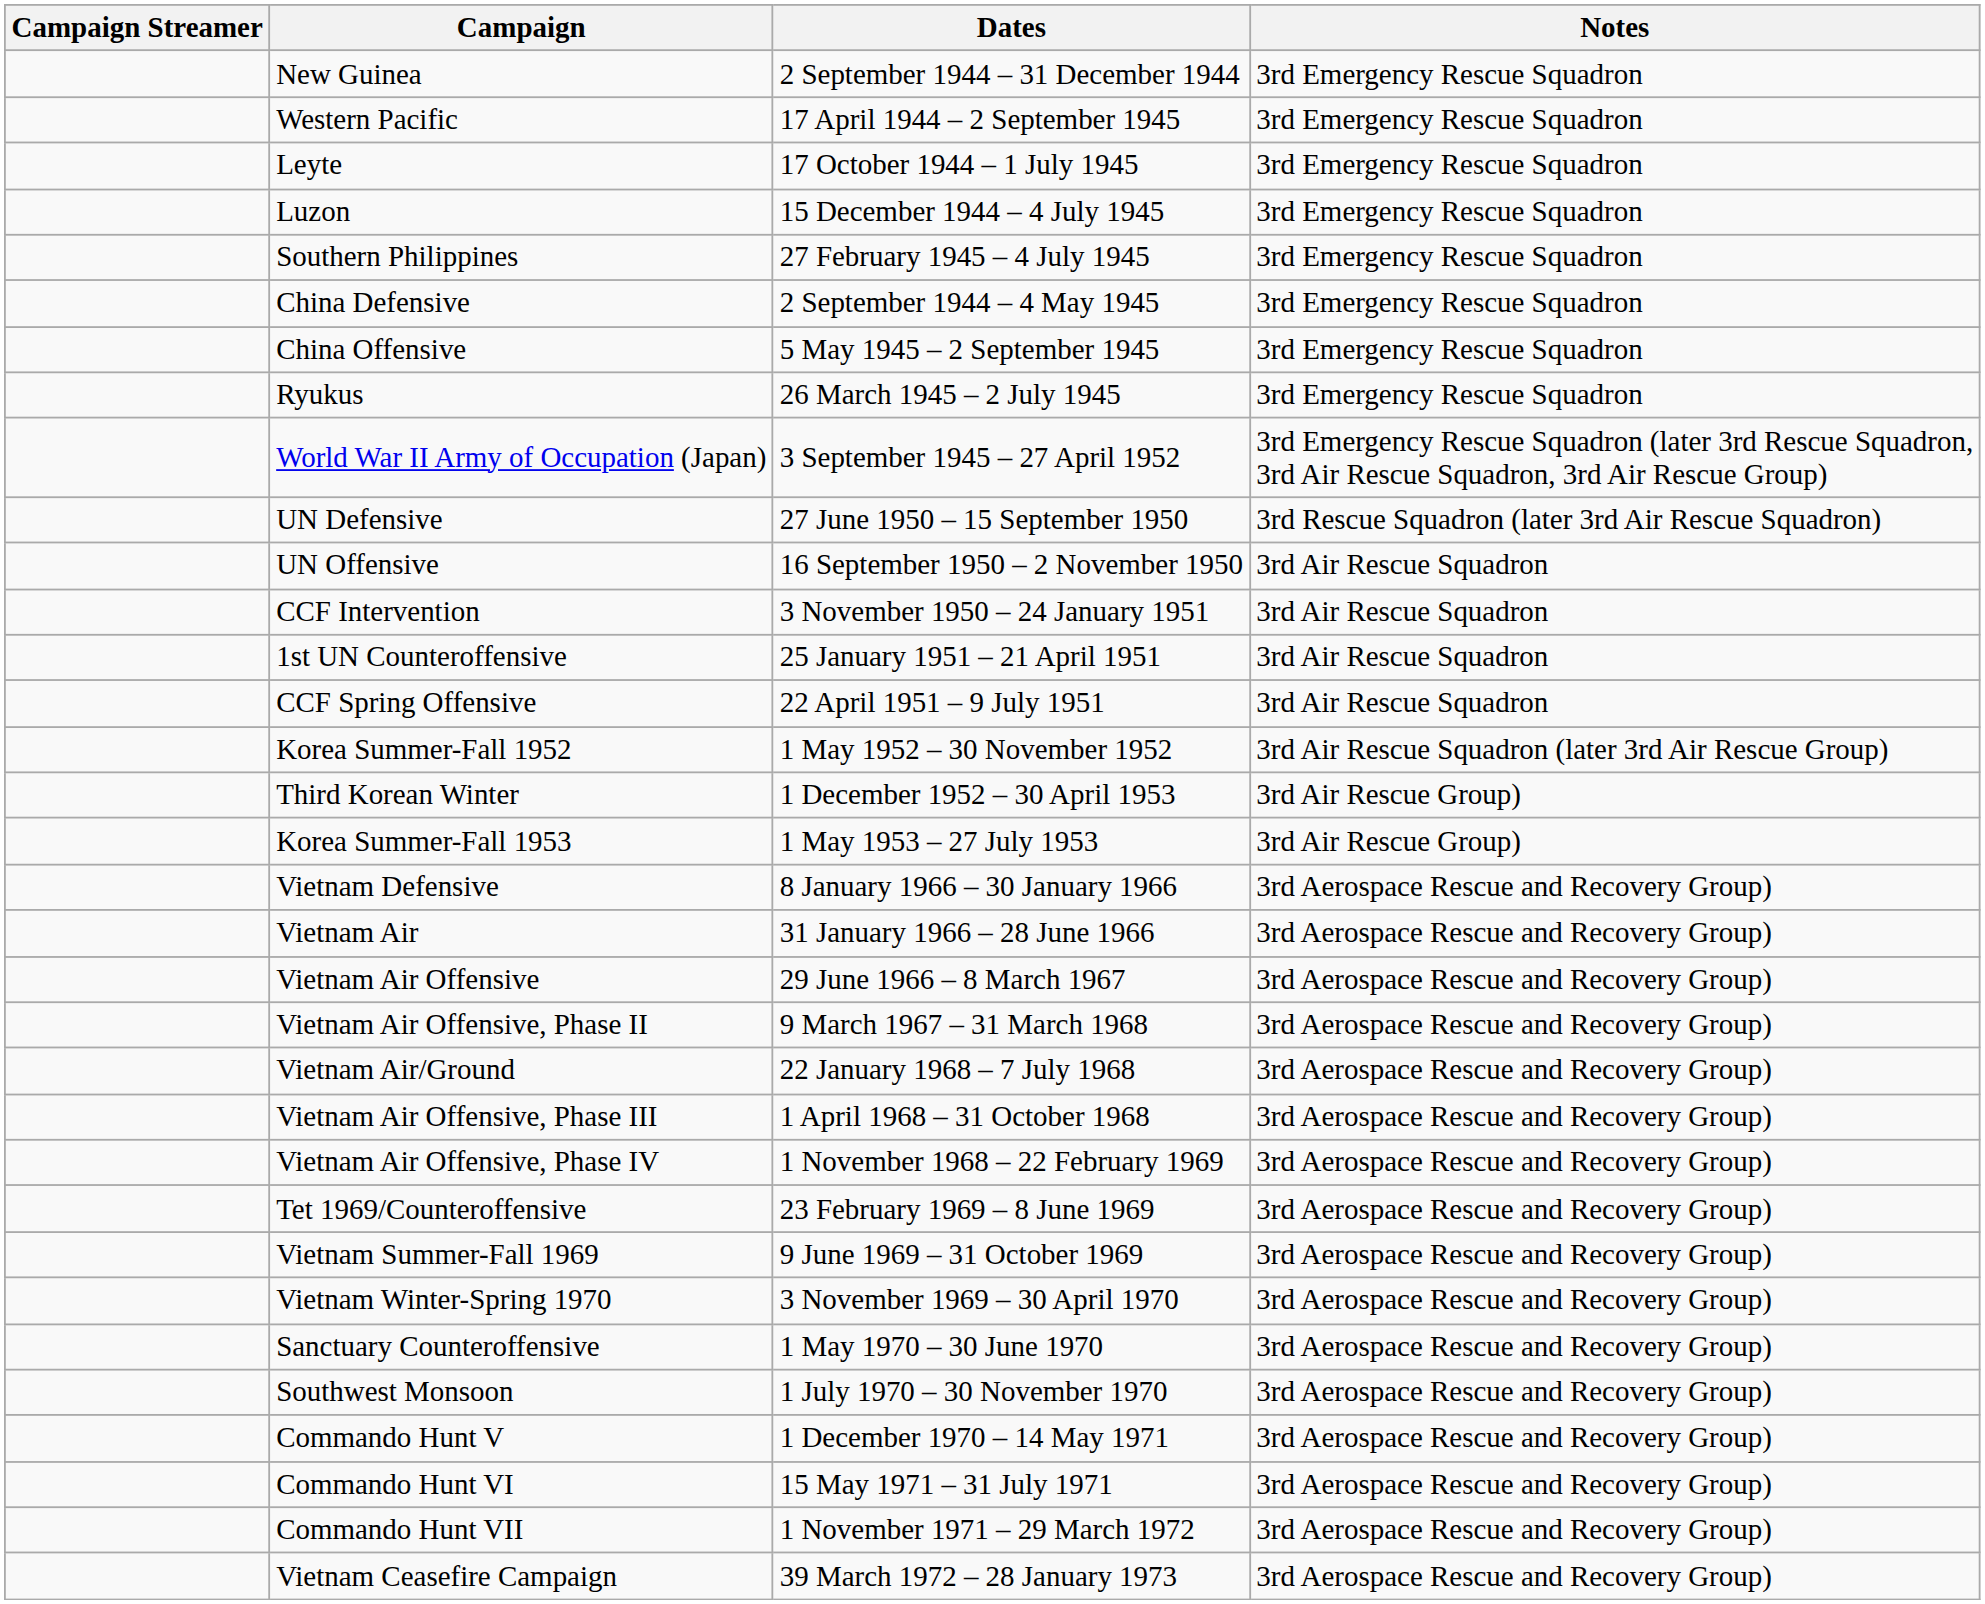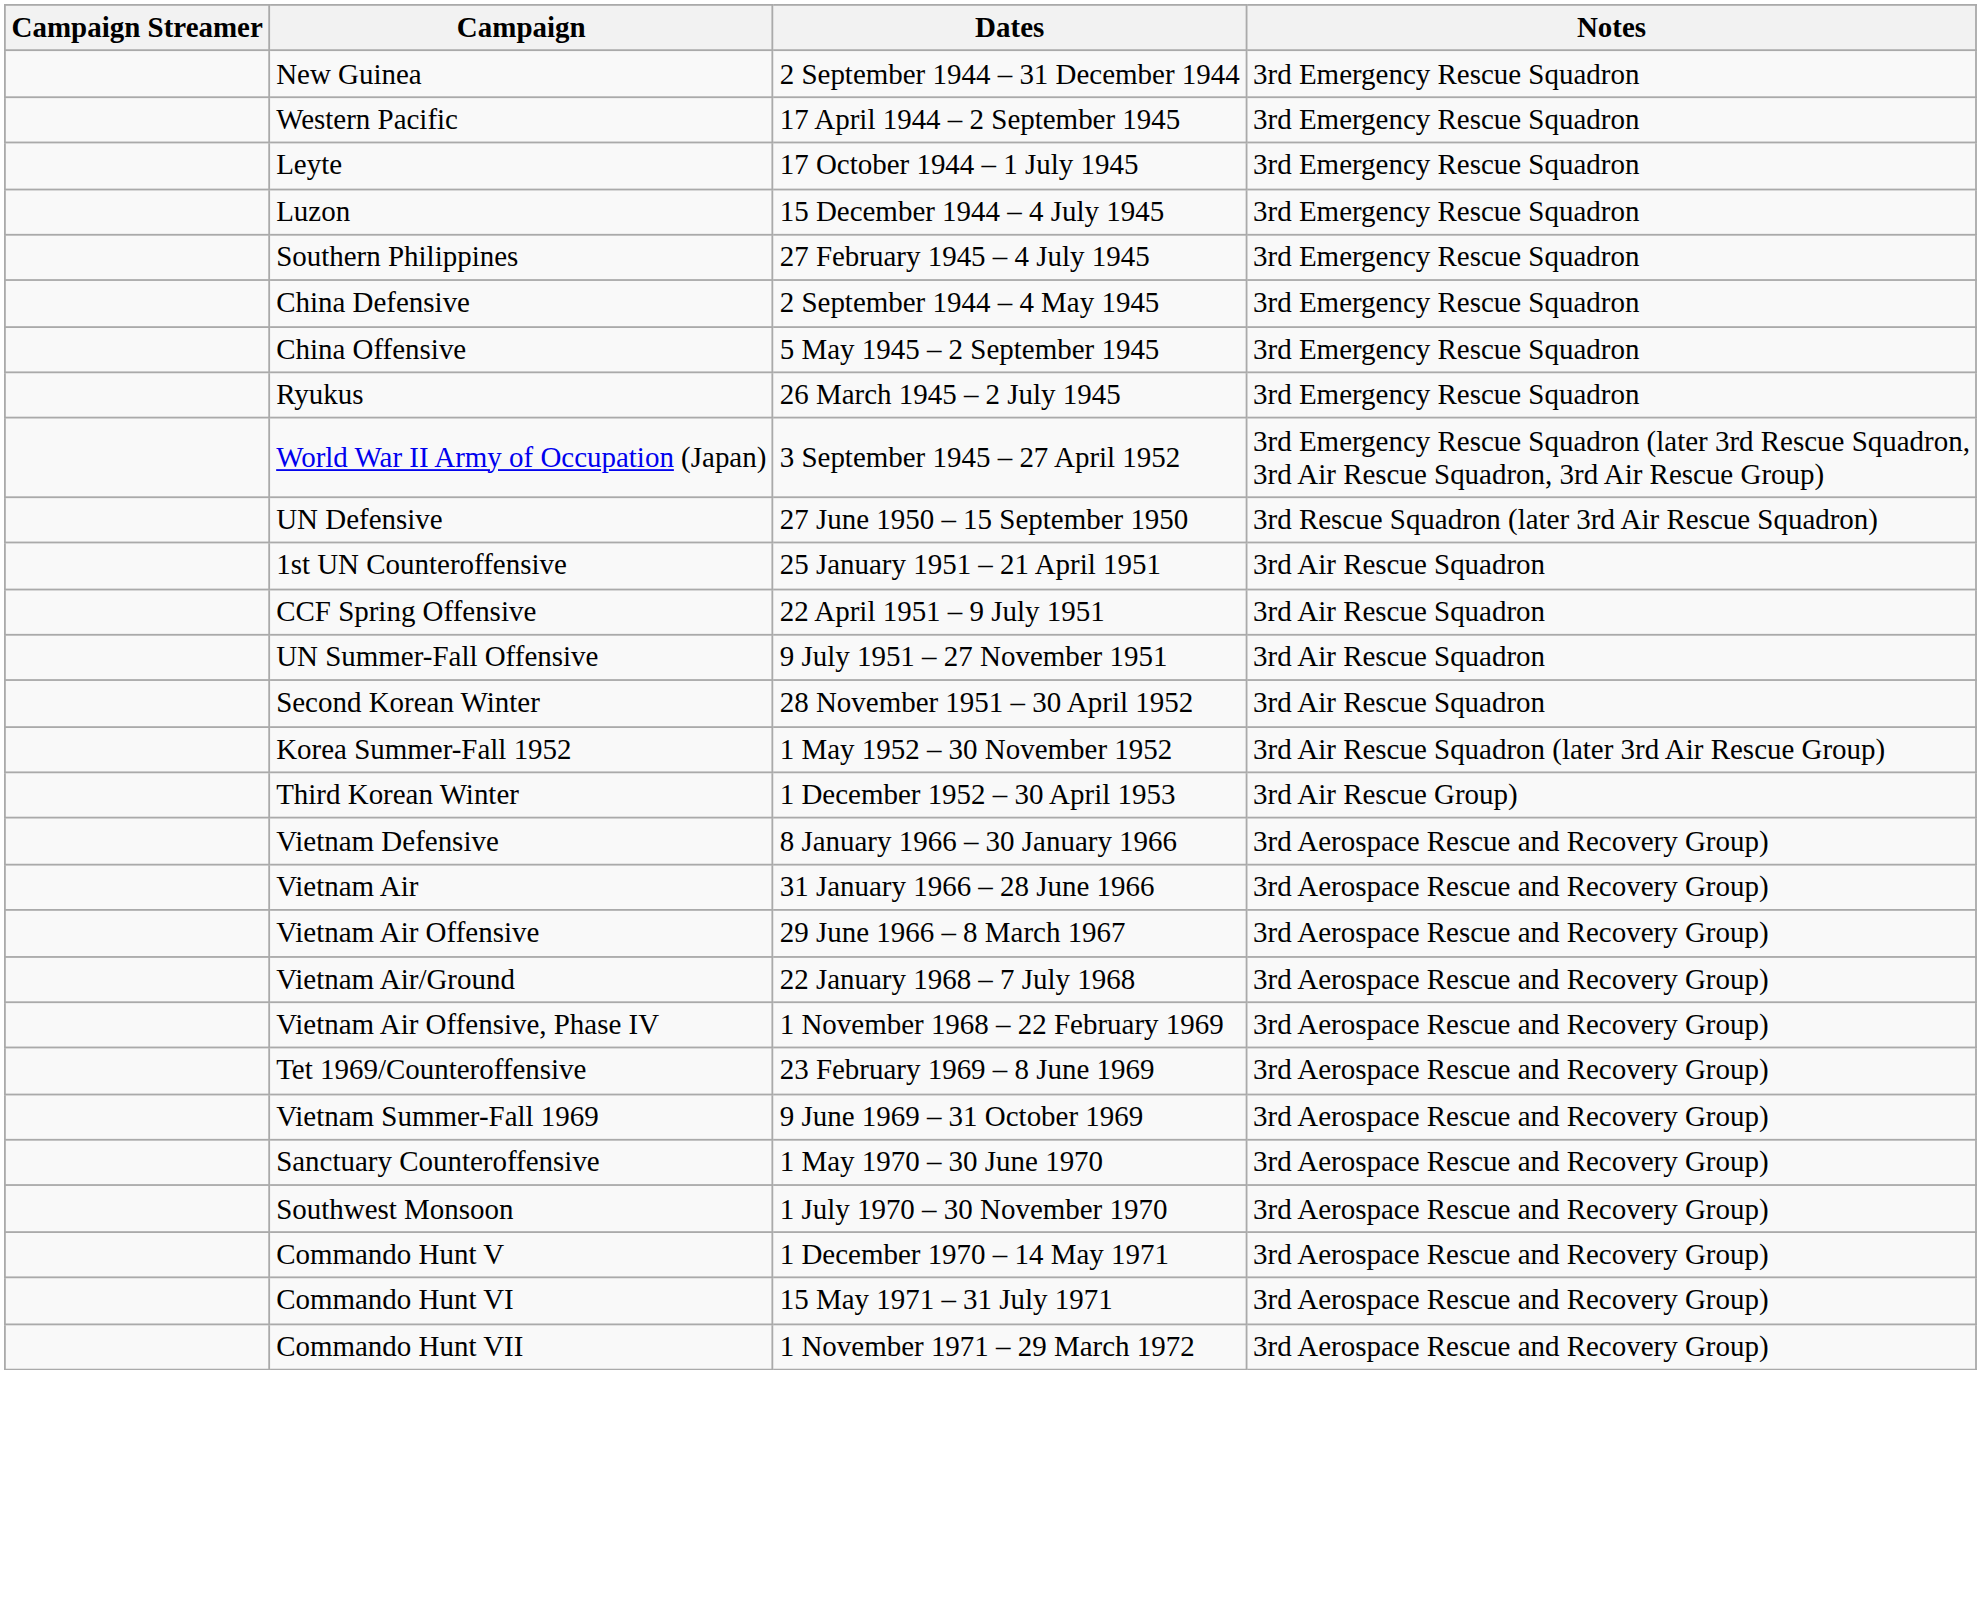- row: (358, 565)
- row: (378, 611)
+ row: (437, 657)
+ row: (408, 703)
- row: (424, 840)
- row: (462, 1024)
- row: (467, 1116)
- row: (444, 1300)
- row: (447, 1575)
